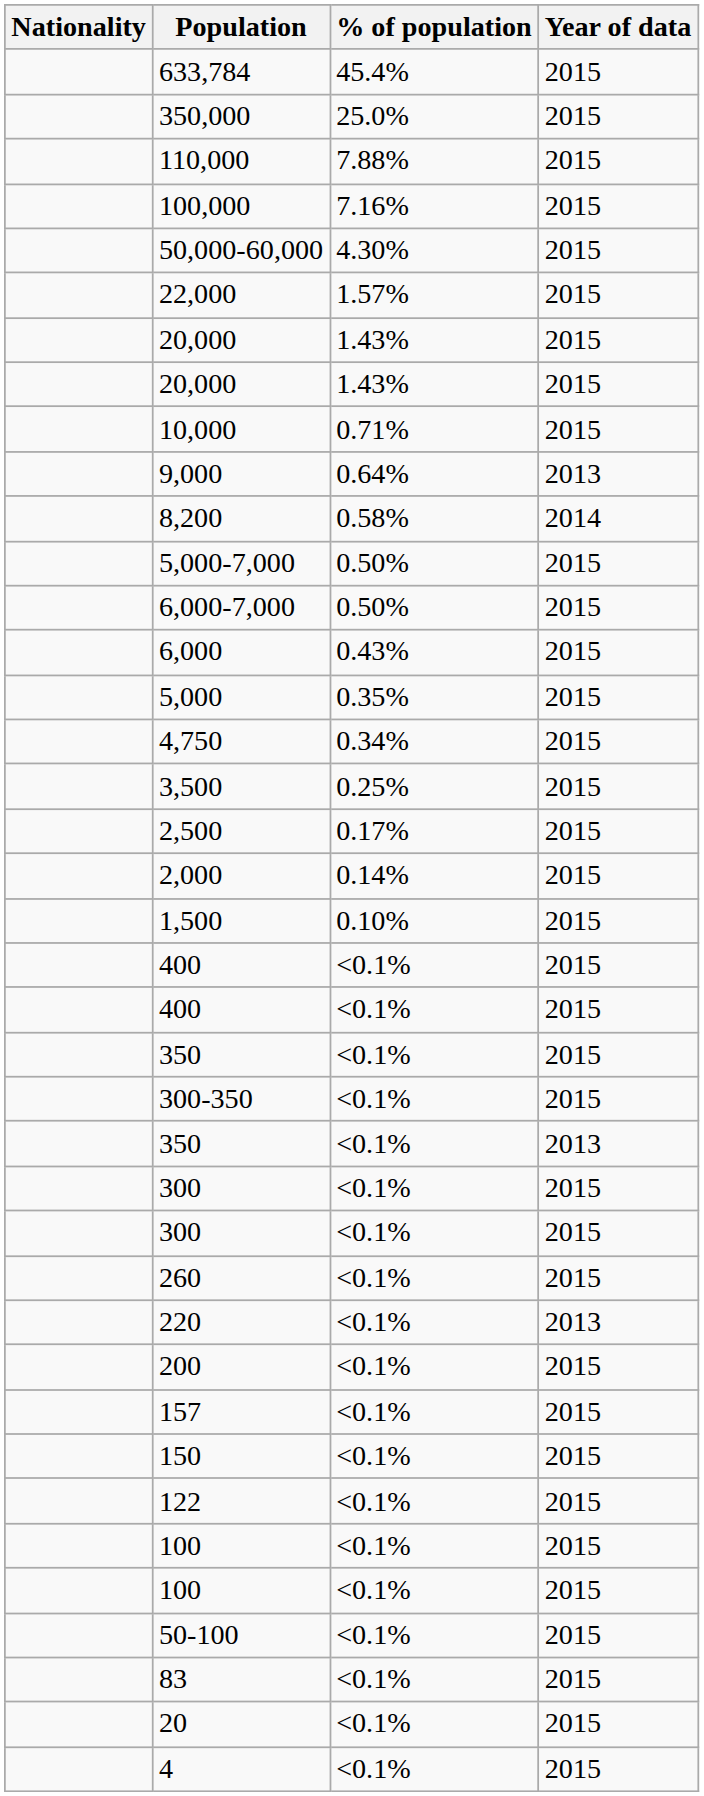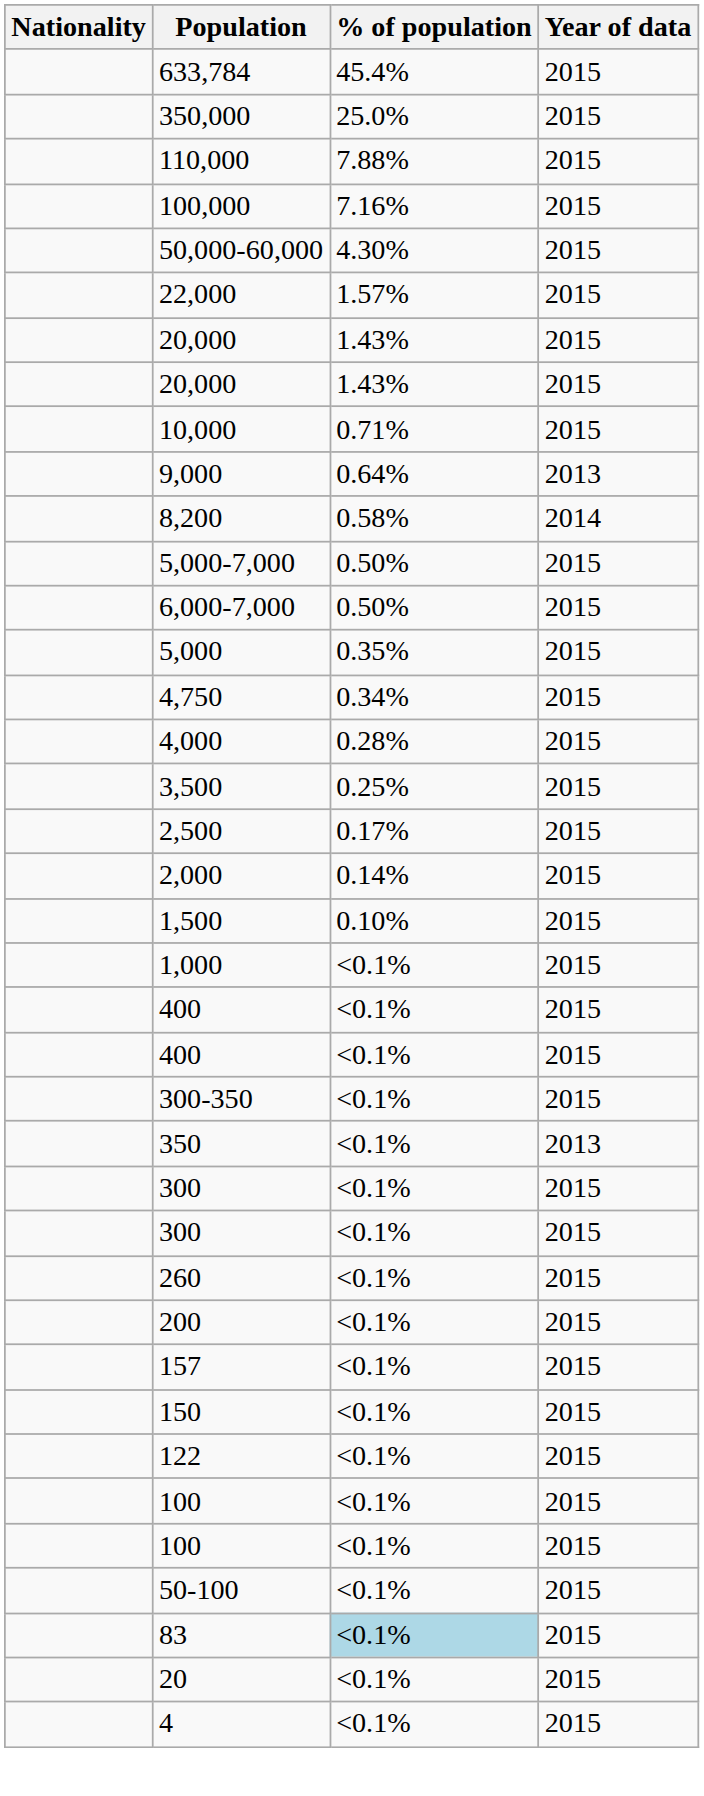- row: (191, 652)
+ row: (191, 741)
+ row: (191, 964)
- row: (180, 1054)
- row: (180, 1321)
(373, 1679) no background -> (373, 1634) lightblue background
